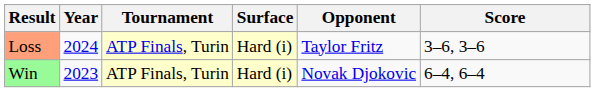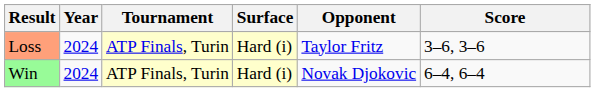(81, 73) 2023 -> (81, 73) 2024
